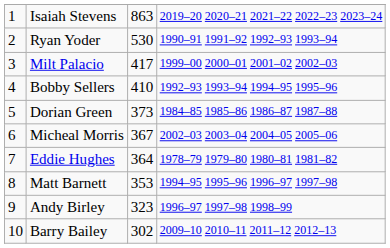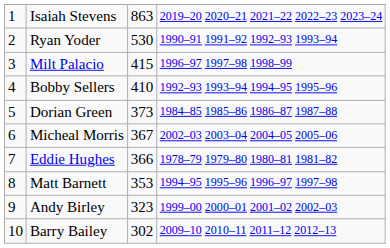(142, 64) 417 -> (142, 64) 415
(248, 64) 1999–00 2000–01 2001–02 2002–03 -> (226, 64) 1996–97 1997–98 1998–99
(142, 159) 364 -> (142, 159) 366
(226, 207) 1996–97 1997–98 1998–99 -> (248, 207) 1999–00 2000–01 2001–02 2002–03
